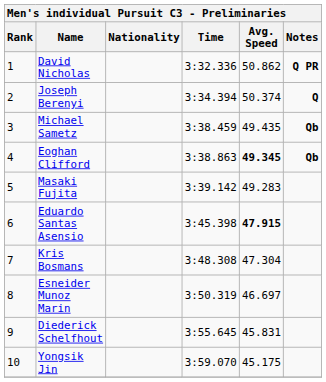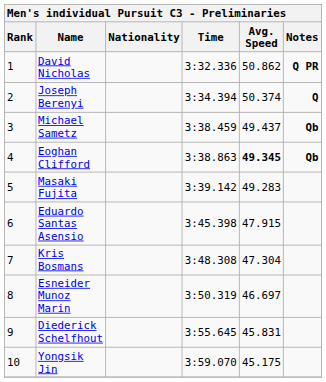(261, 127) 49.435 -> (261, 127) 49.437
(261, 223) bold -> (261, 223) normal
